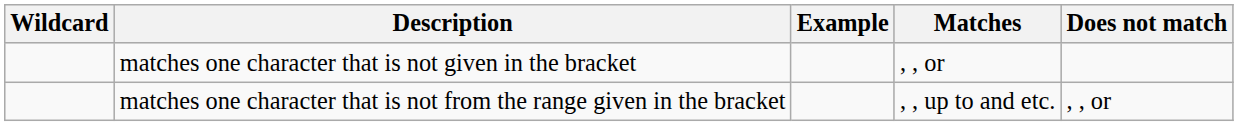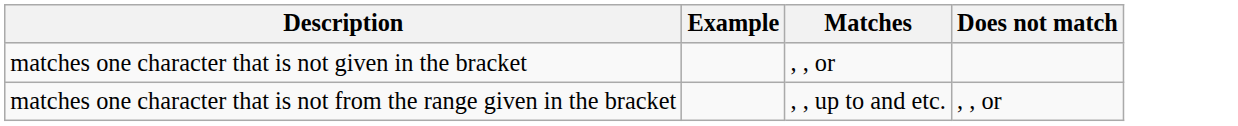- column: (59, 23)
